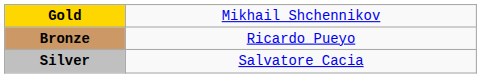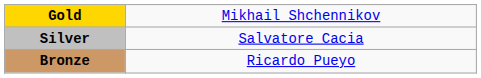rows swapped: (65, 61) <-> (65, 39)
